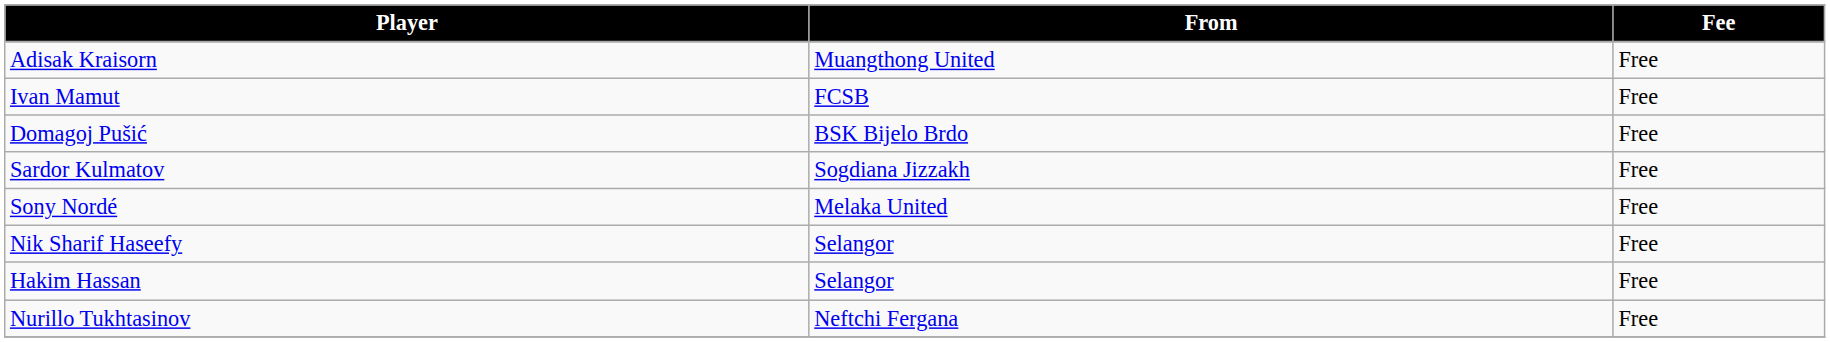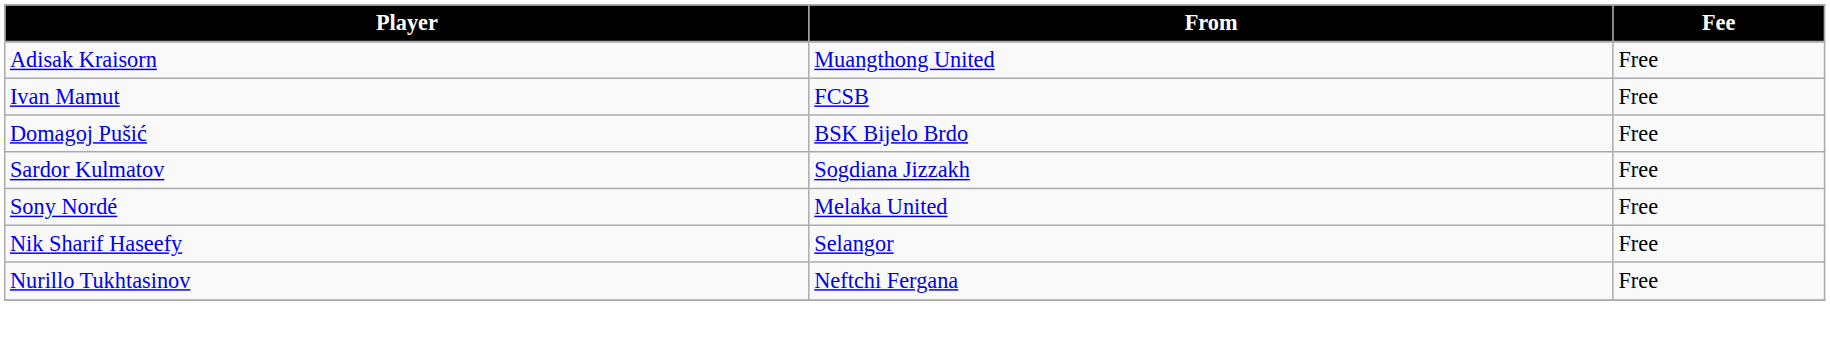- row: (75, 281)
